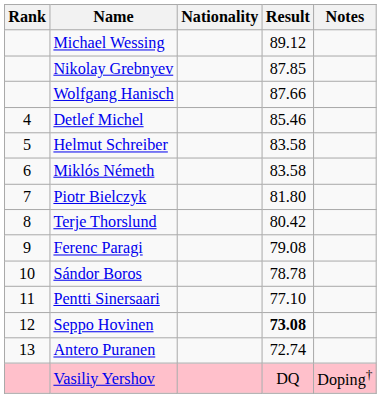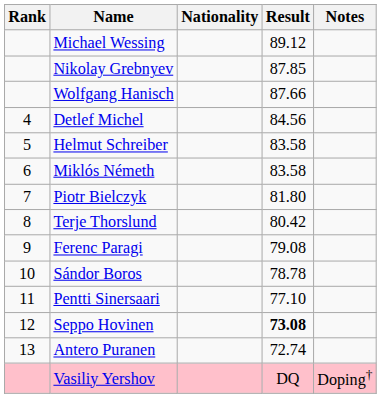(288, 119) 85.46 -> (288, 119) 84.56
